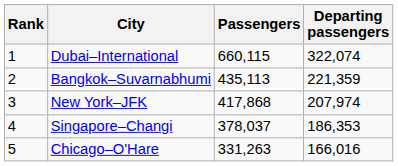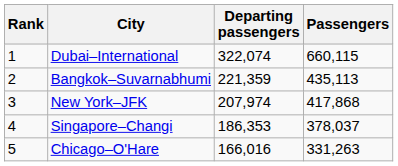columns swapped: (348, 24) <-> (259, 24)
